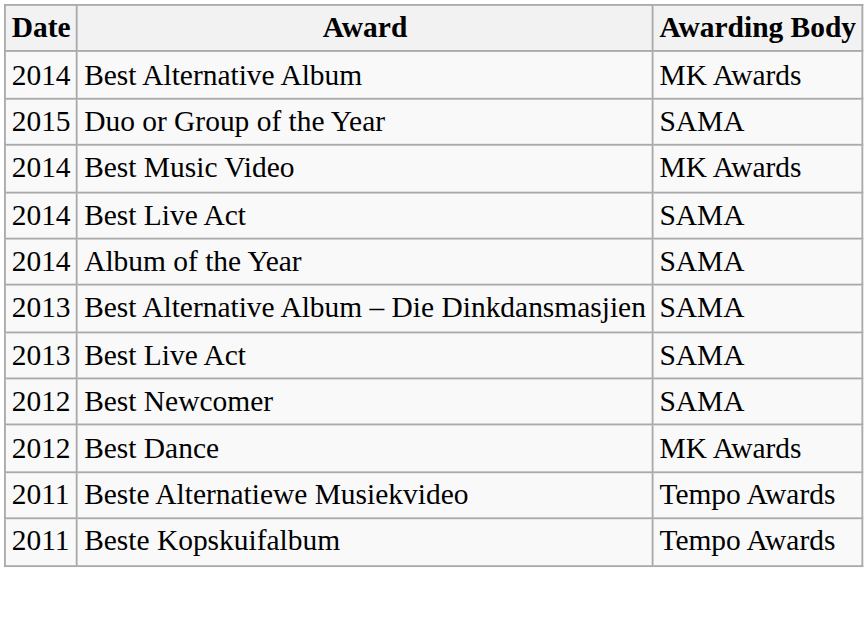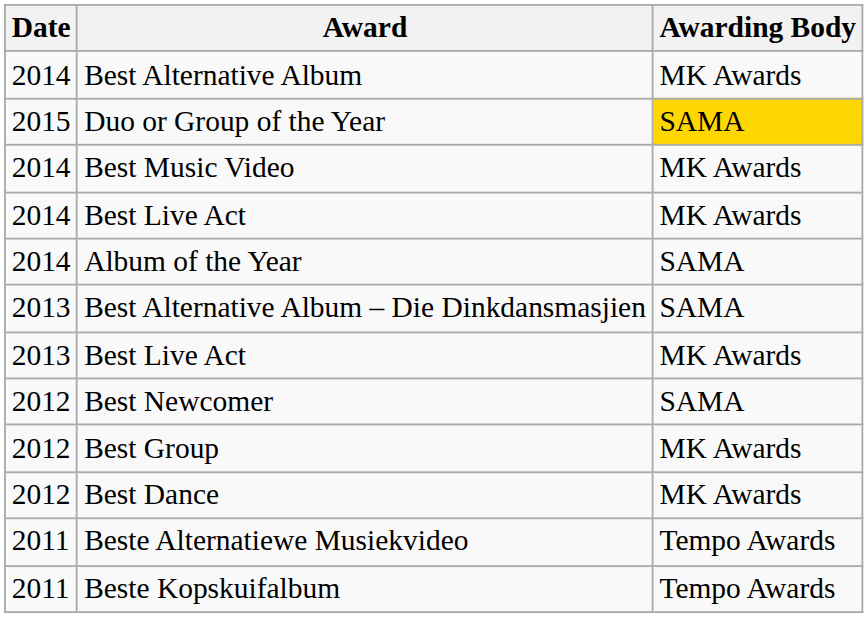(702, 121) no background -> (702, 121) gold background
(702, 214) SAMA -> (730, 214) MK Awards
(702, 354) SAMA -> (730, 354) MK Awards
+ row: (41, 448)
